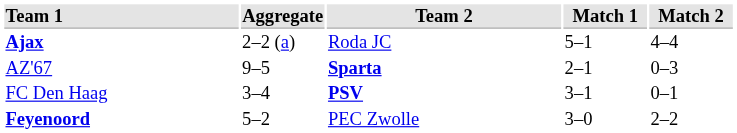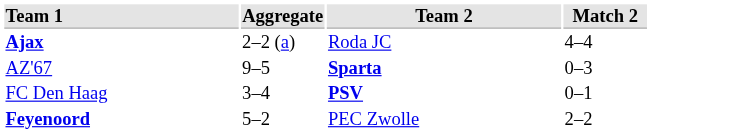- column: (605, 15)
